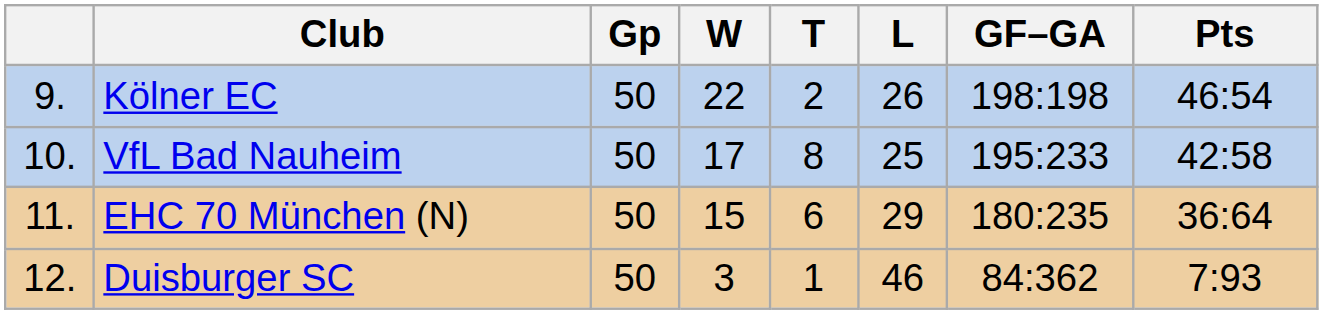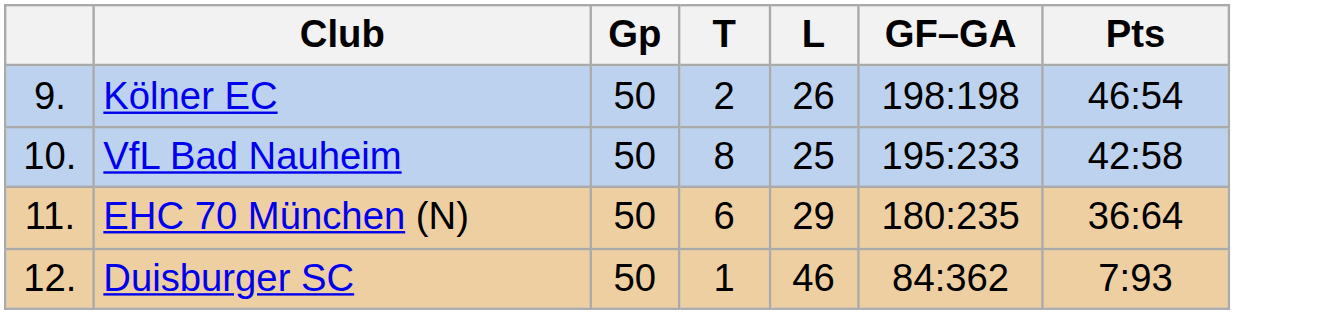- column: (724, 34)
